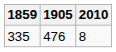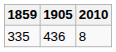(54, 36) 476 -> (54, 36) 436
